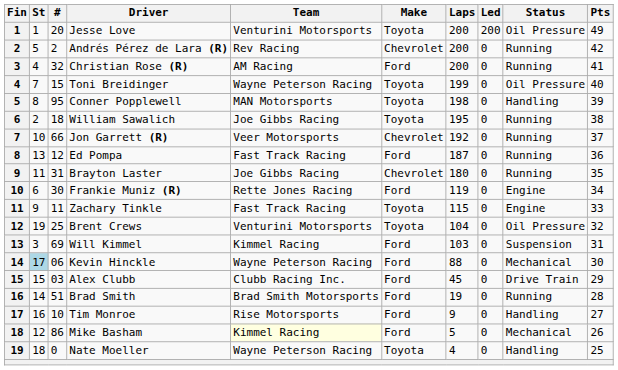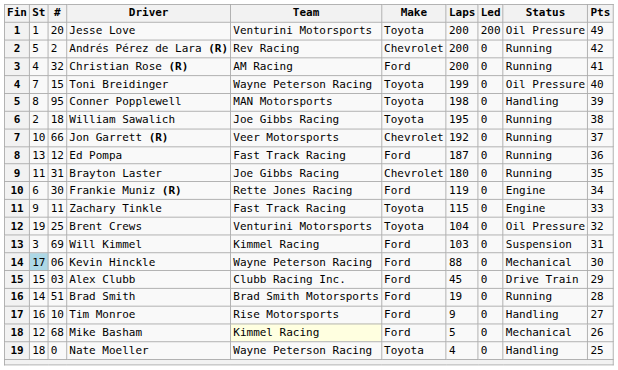(57, 333) 86 -> (57, 333) 68
